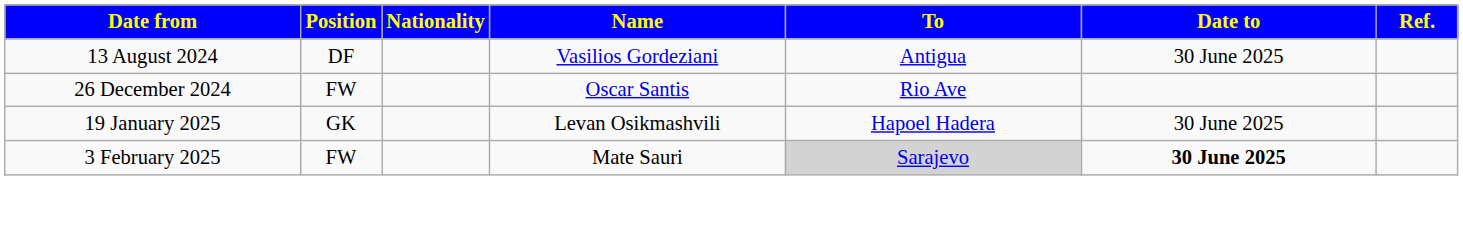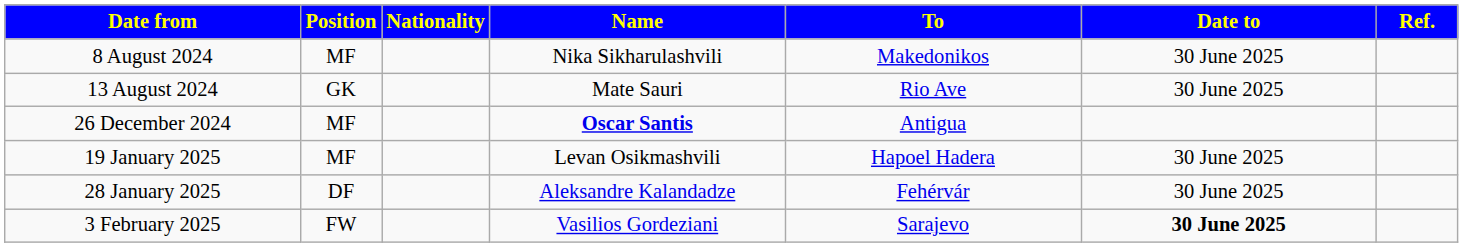+ row: (153, 55)
(341, 55) DF -> (341, 89) GK
(637, 55) Vasilios Gordeziani -> (637, 89) Mate Sauri
(933, 55) Antigua -> (933, 89) Rio Ave
(341, 89) FW -> (341, 123) MF
(637, 89) normal -> (637, 123) bold
(933, 89) Rio Ave -> (933, 123) Antigua
(341, 123) GK -> (341, 157) MF
+ row: (153, 191)
(637, 157) Mate Sauri -> (637, 225) Vasilios Gordeziani
(933, 157) lightgrey background -> (933, 225) no background
